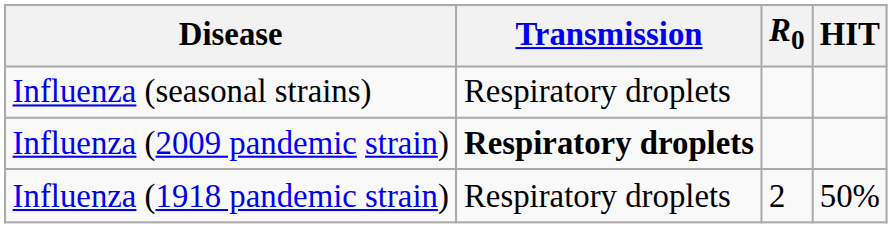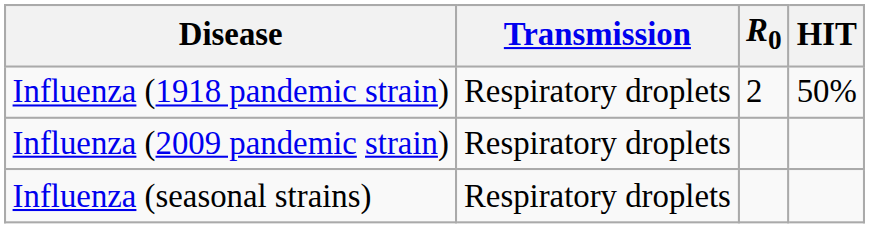rows swapped: (231, 195) <-> (192, 91)
(609, 143) bold -> (597, 143) normal
